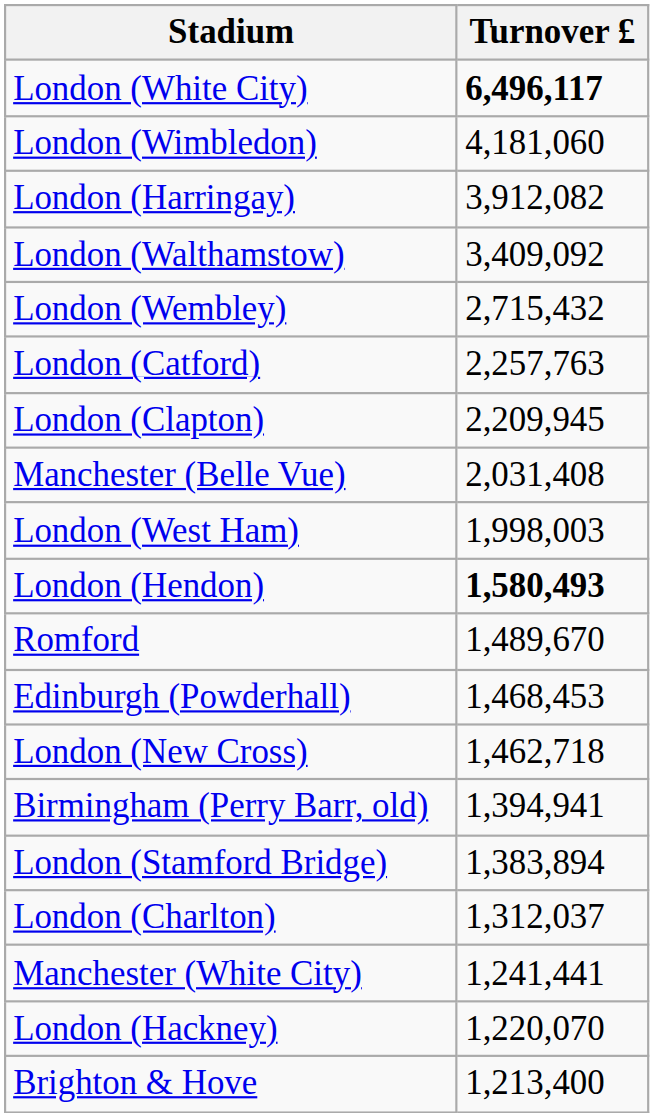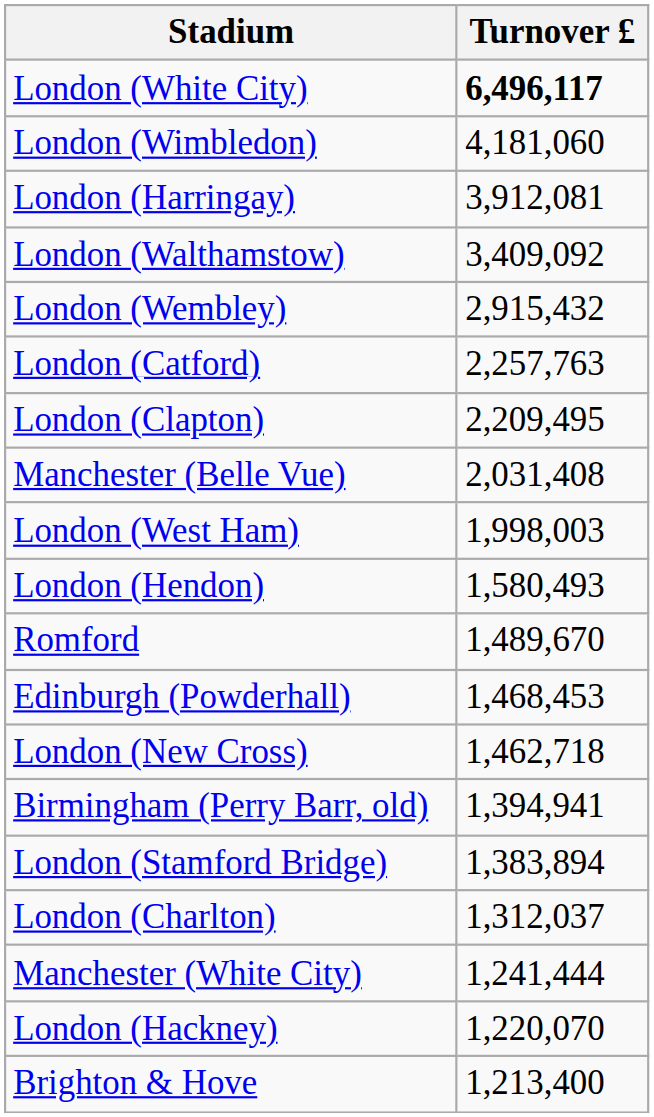(535, 198) 3,912,082 -> (535, 198) 3,912,081
(535, 308) 2,715,432 -> (535, 308) 2,915,432
(535, 419) 2,209,945 -> (535, 419) 2,209,495
(535, 585) bold -> (535, 585) normal
(535, 972) 1,241,441 -> (535, 972) 1,241,444
